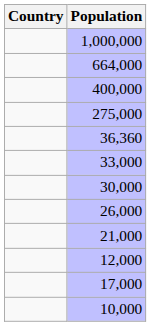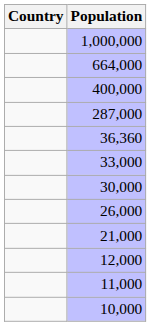+ row: (117, 114)
- row: (117, 114)
- row: (121, 284)
+ row: (121, 284)
